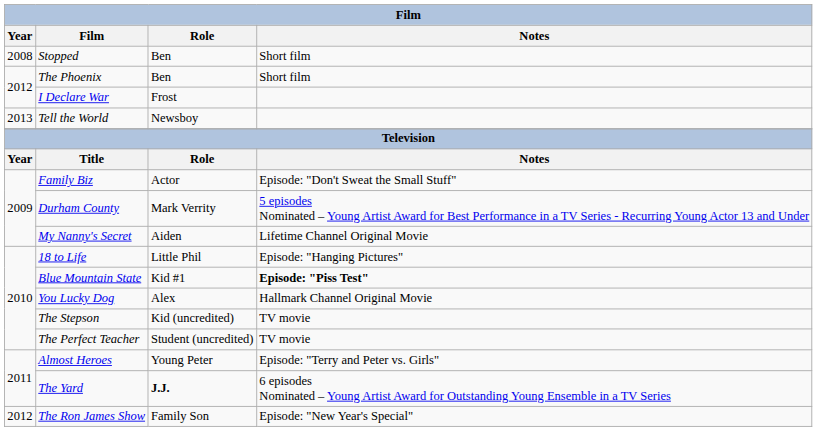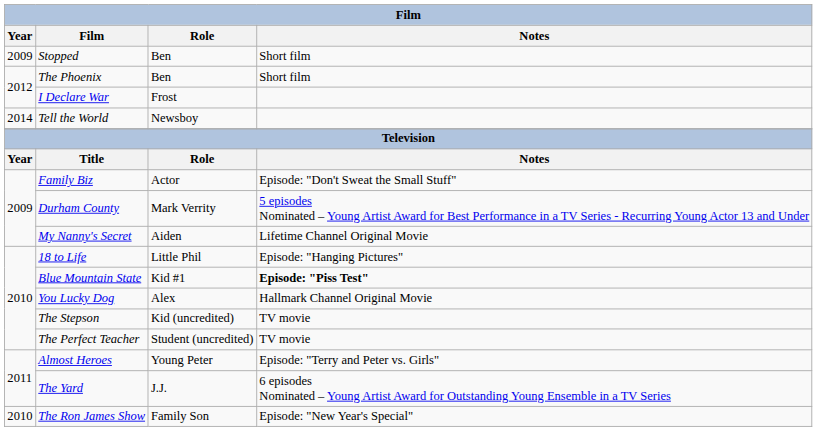(20, 56) 2008 -> (20, 56) 2009
(20, 118) 2013 -> (20, 118) 2014
(160, 388) bold -> (159, 388) normal
(20, 416) 2012 -> (20, 416) 2010
